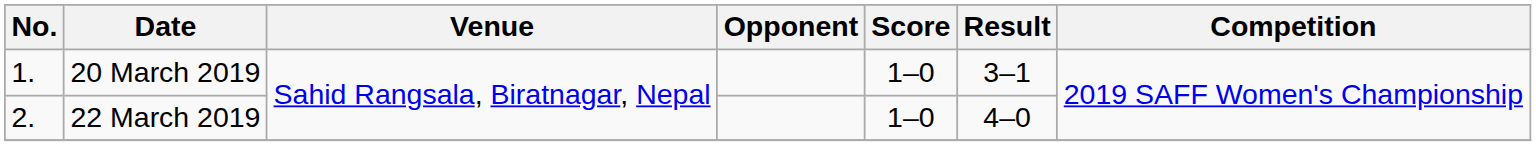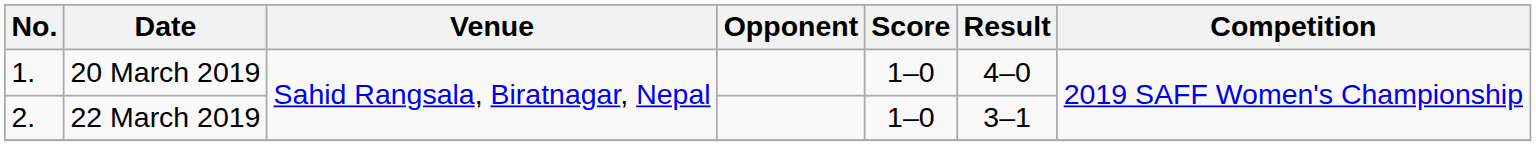(1007, 72) 3–1 -> (1007, 72) 4–0
(1007, 117) 4–0 -> (1007, 117) 3–1
